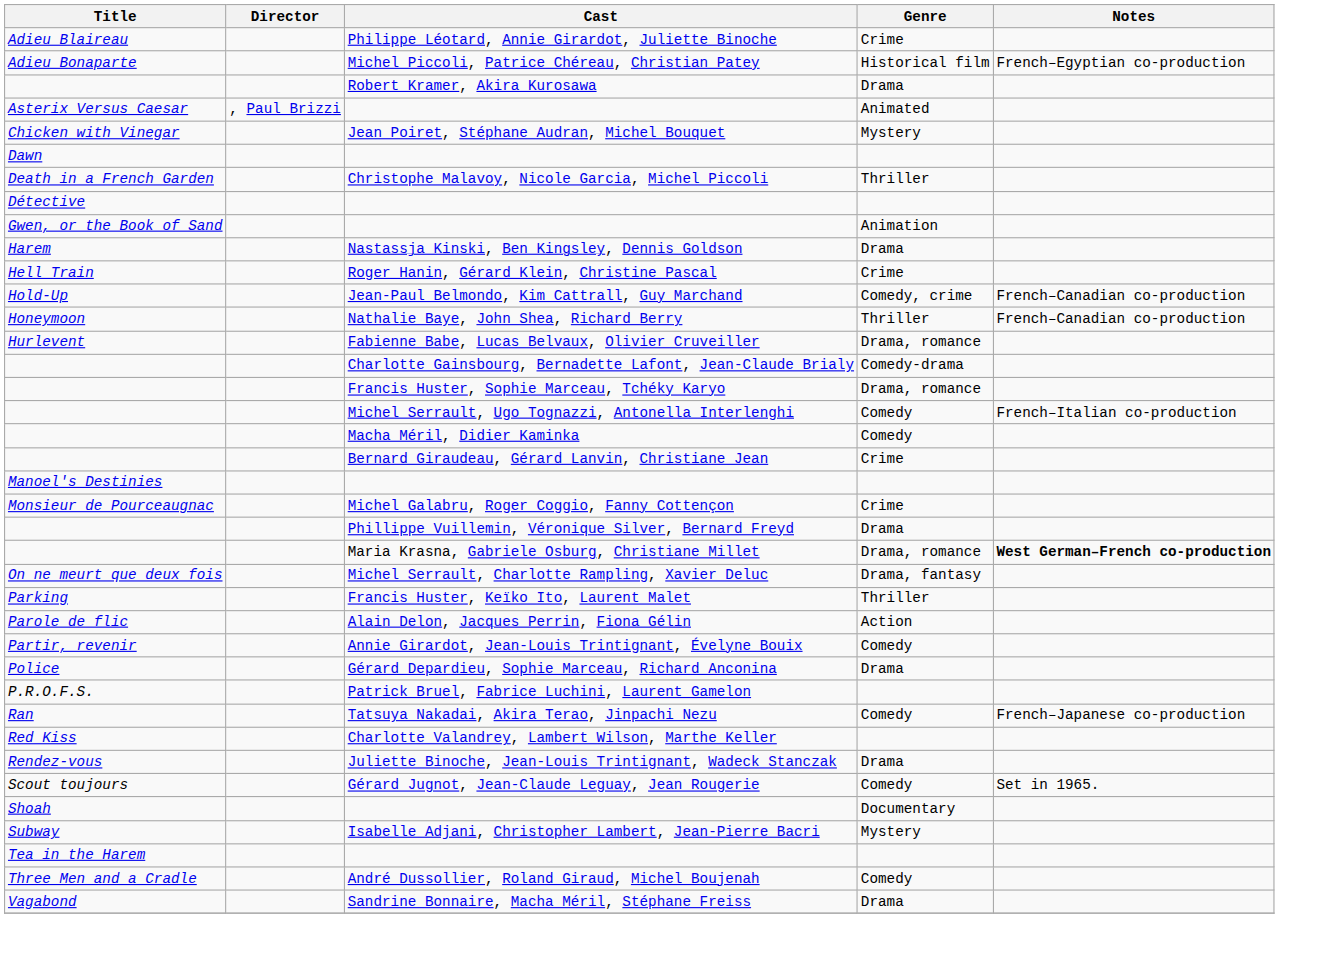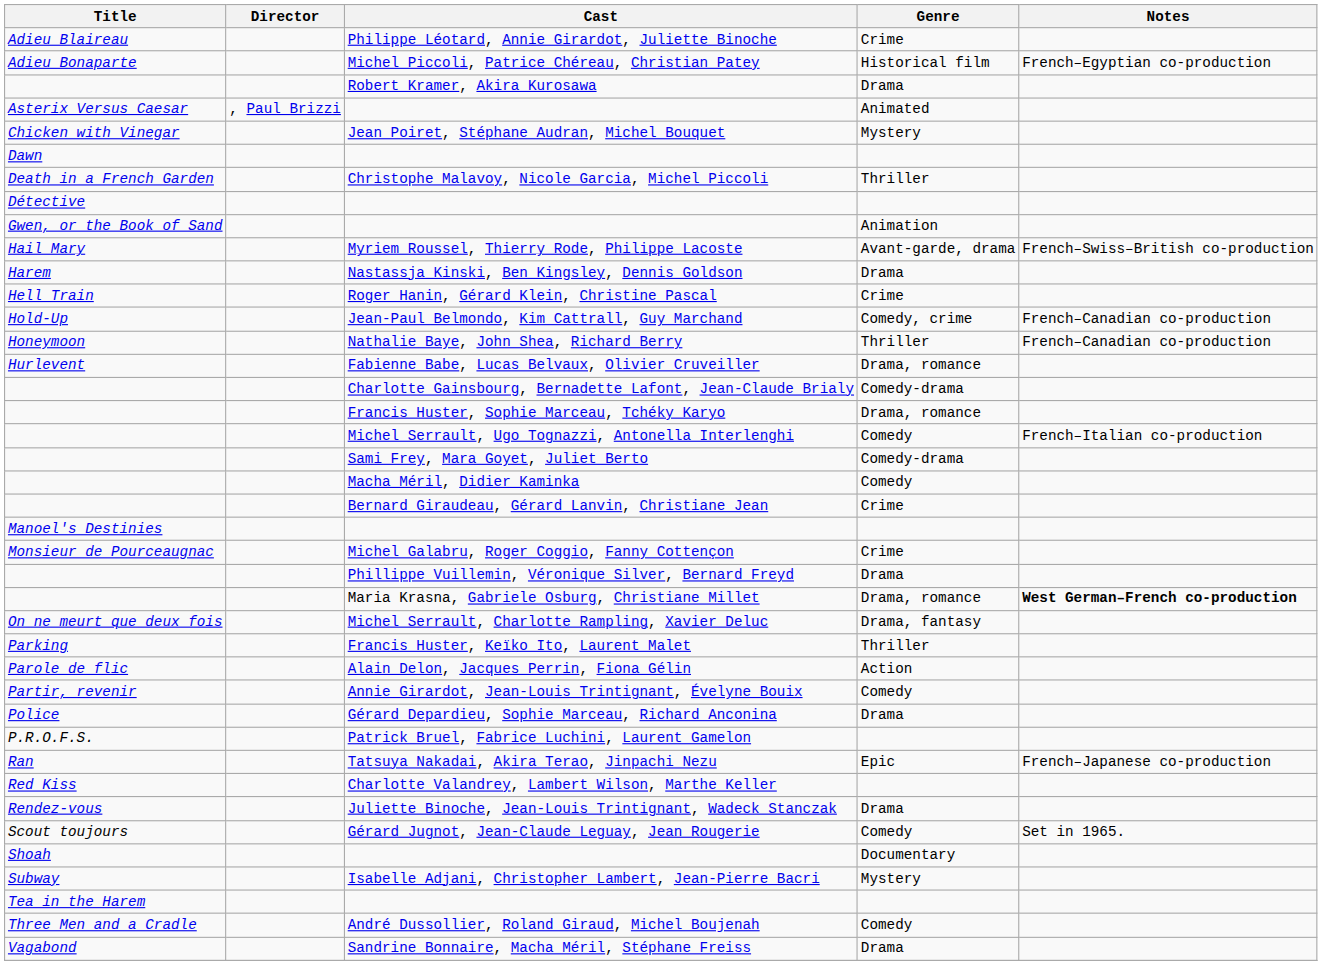+ row: (47, 249)
+ row: (115, 459)
(887, 715) Comedy -> (878, 762) Epic
